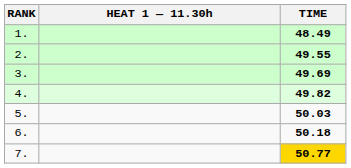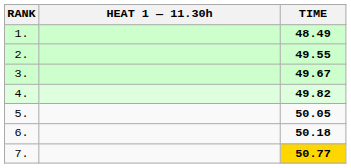(313, 74) 49.69 -> (313, 74) 49.67
(313, 113) 50.03 -> (313, 113) 50.05
